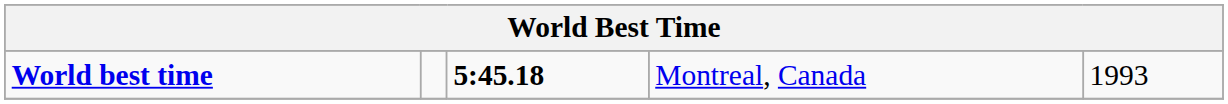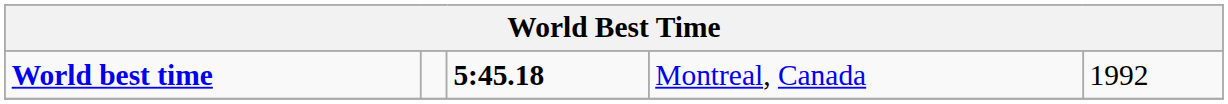(1119, 74) 1993 -> (1119, 74) 1992
